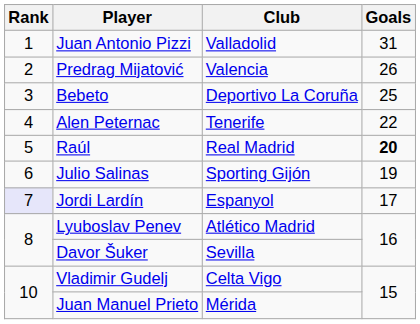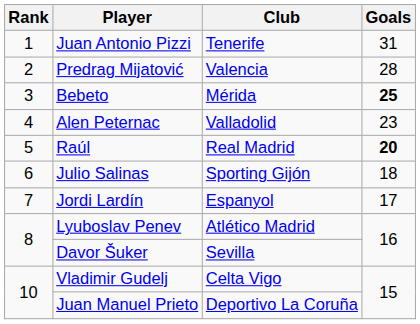(241, 43) Valladolid -> (235, 43) Tenerife
(388, 69) 26 -> (388, 69) 28
(282, 95) Deportivo La Coruña -> (231, 95) Mérida
(388, 95) normal -> (388, 95) bold
(235, 122) Tenerife -> (241, 122) Valladolid
(388, 122) 22 -> (388, 122) 23
(388, 174) 19 -> (388, 174) 18
(28, 200) lavender background -> (28, 200) no background
(231, 305) Mérida -> (282, 305) Deportivo La Coruña
